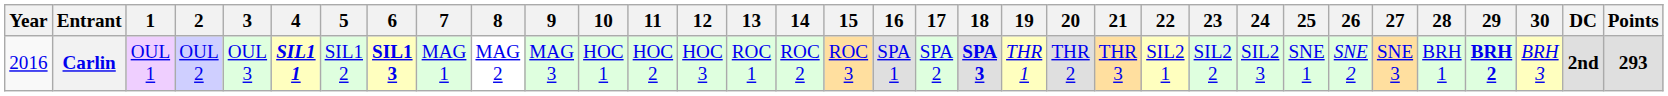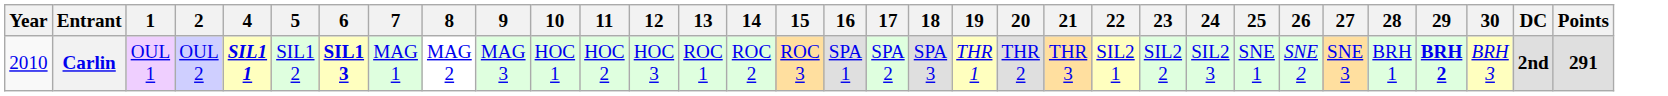- column: (247, 19)
(28, 62) 2016 -> (28, 62) 2010
(980, 62) bold -> (930, 62) normal
(1633, 62) 293 -> (1583, 62) 291
